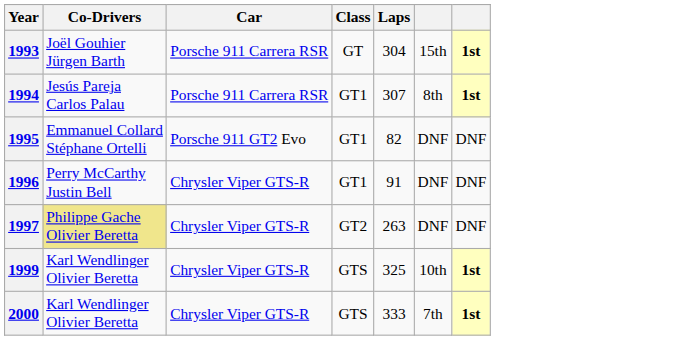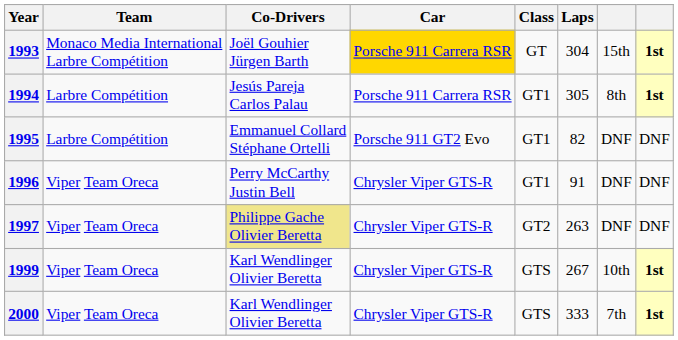+ column: (134, 17)
(249, 52) no background -> (433, 52) gold background
(394, 95) 307 -> (577, 95) 305
(394, 270) 325 -> (577, 270) 267
